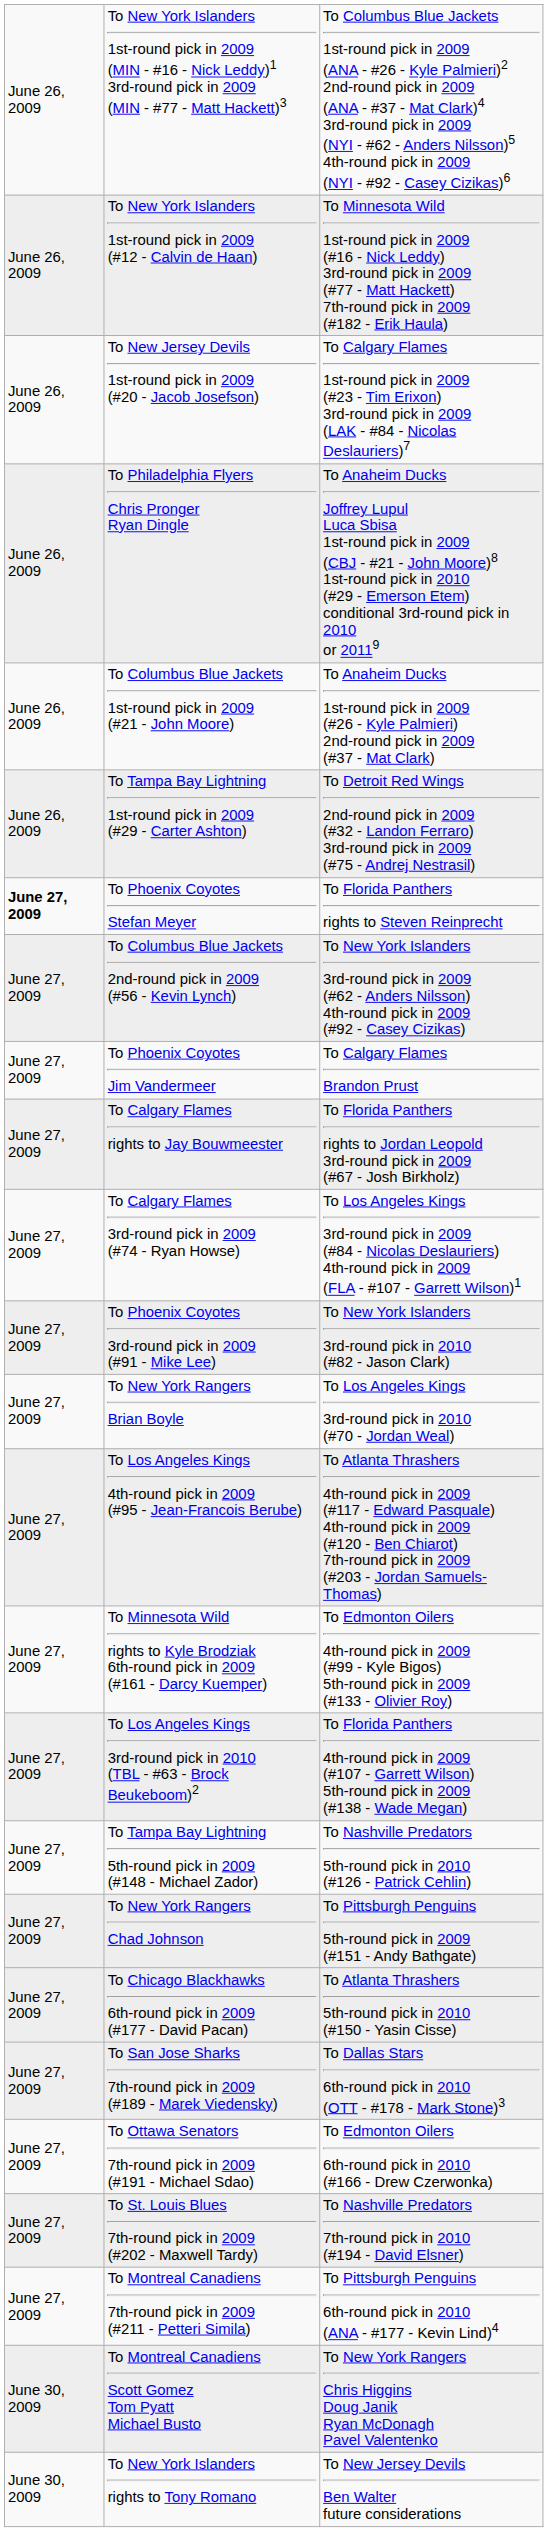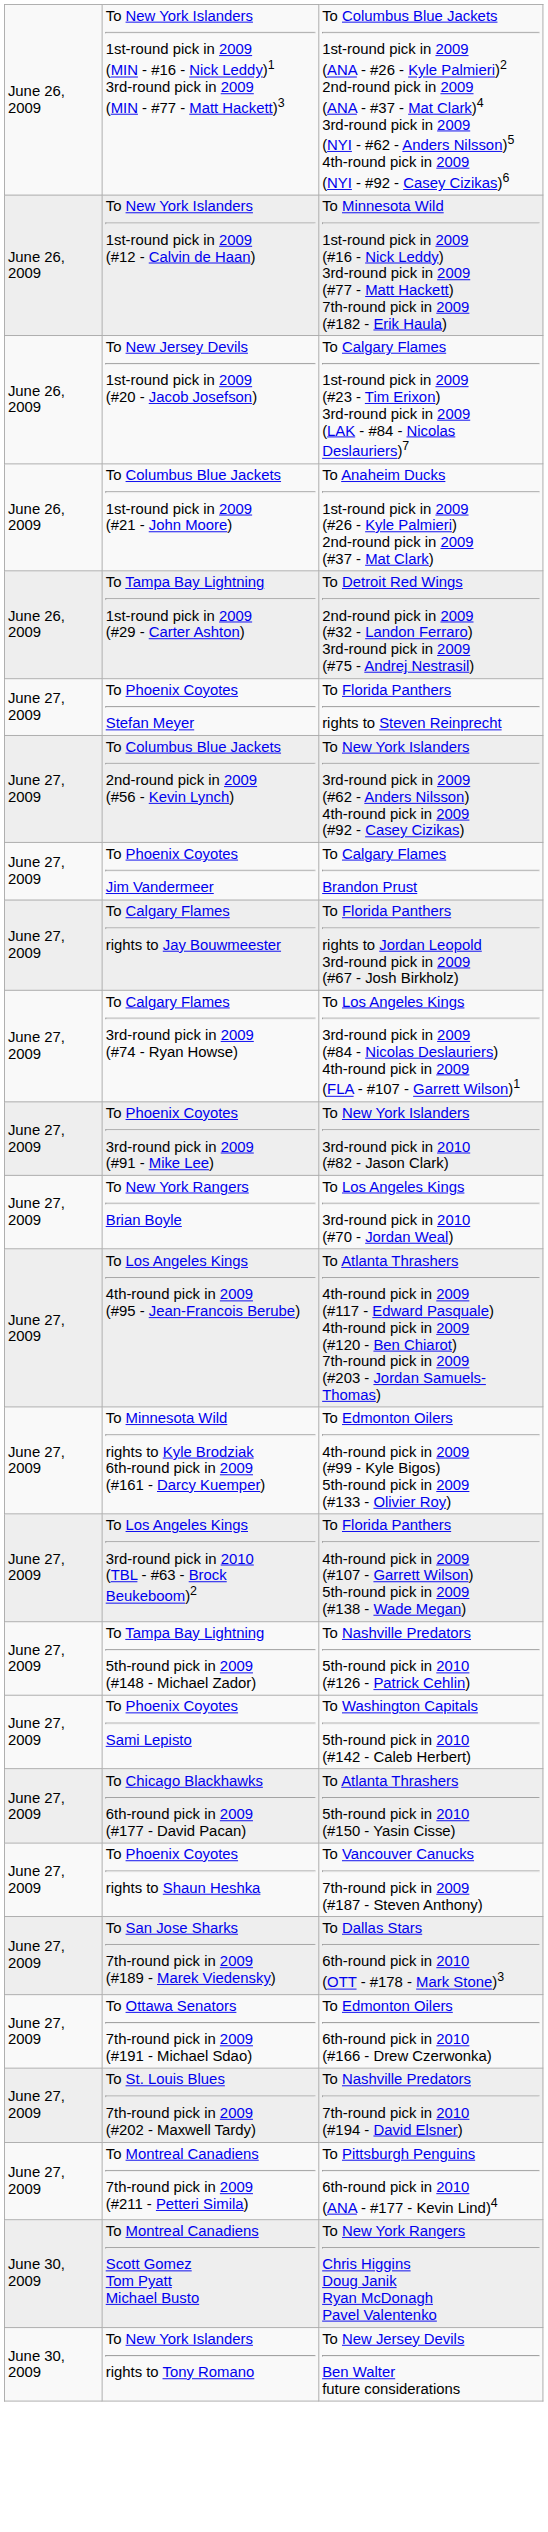- row: (212, 500)
(38, 905) bold -> (36, 706) normal
- row: (212, 1922)
+ row: (210, 1723)
+ row: (210, 1871)
